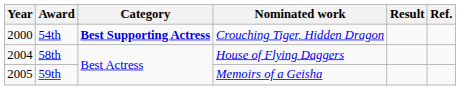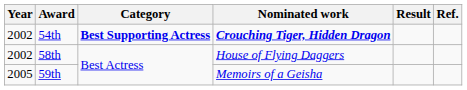(20, 34) 2000 -> (20, 34) 2002
(300, 34) normal -> (303, 34) bold
(20, 54) 2004 -> (20, 54) 2002
